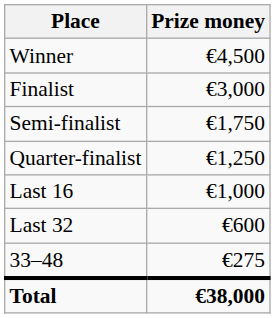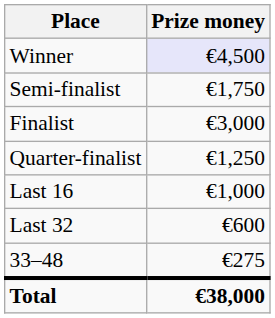(235, 55) no background -> (235, 55) lavender background
rows swapped: (42, 89) <-> (65, 123)
